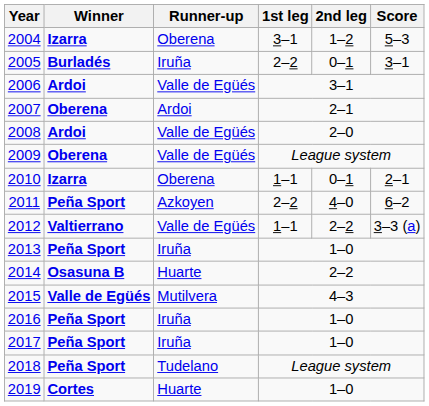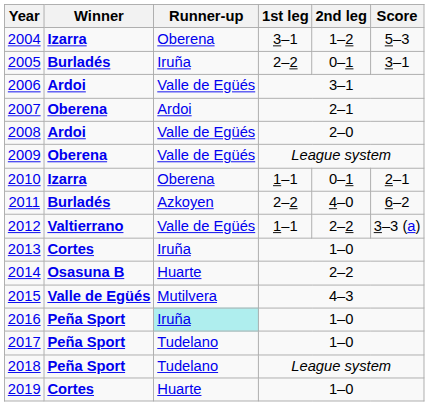(86, 202) Peña Sport -> (79, 202) Burladés
(86, 249) Peña Sport -> (71, 249) Cortes
(174, 319) no background -> (174, 319) paleturquoise background
(174, 343) Iruña -> (188, 343) Tudelano
